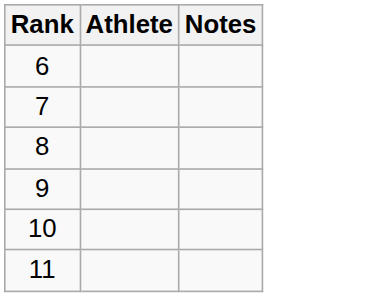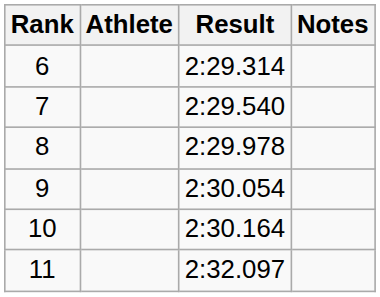+ column: (235, 24)
